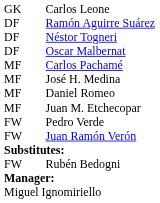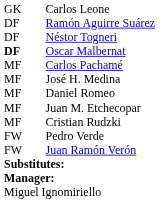(12, 51) normal -> (12, 51) bold
+ row: (83, 122)
- row: (83, 164)
